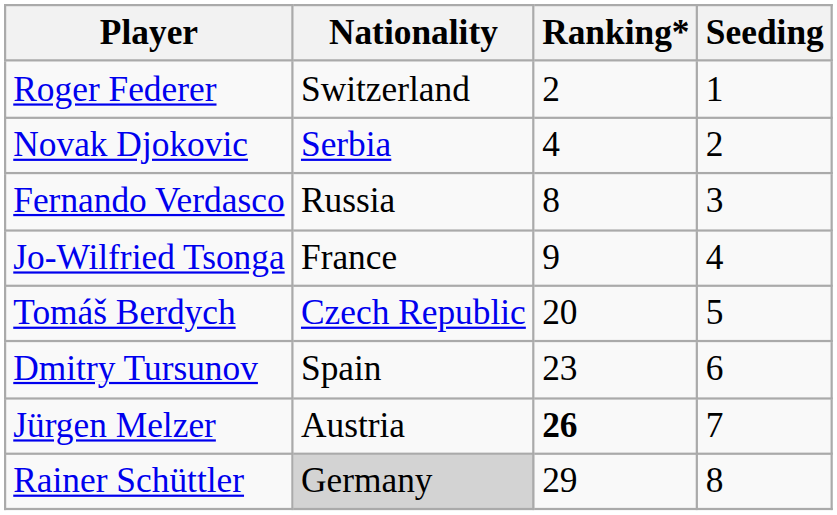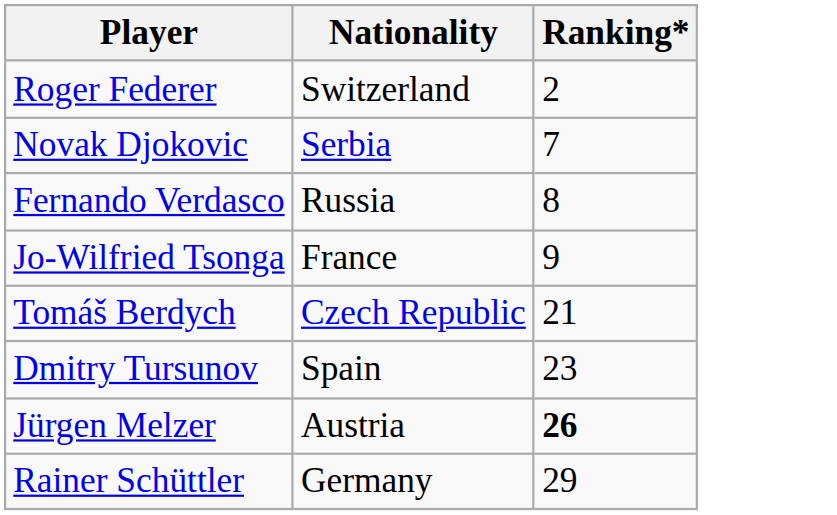- column: (765, 32)
(551, 144) 4 -> (551, 144) 7
(560, 312) 20 -> (560, 312) 21
(367, 481) lightgrey background -> (367, 481) no background
